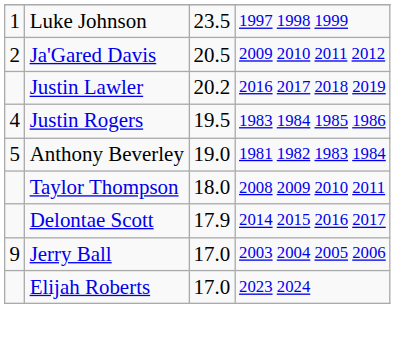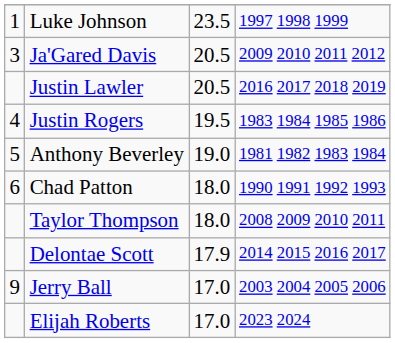(15, 54) 2 -> (15, 54) 3
(212, 87) 20.2 -> (212, 87) 20.5
+ row: (81, 187)
